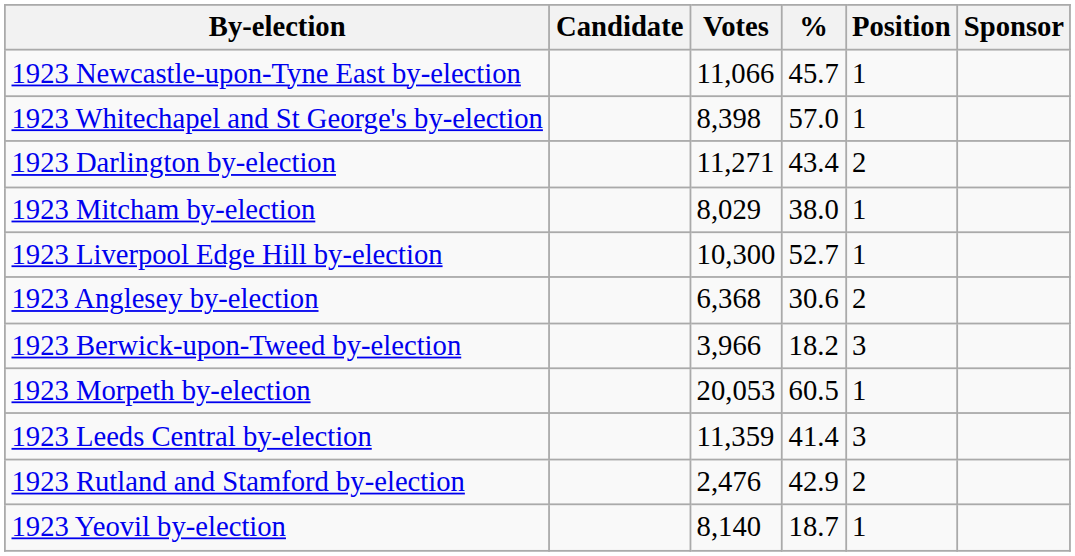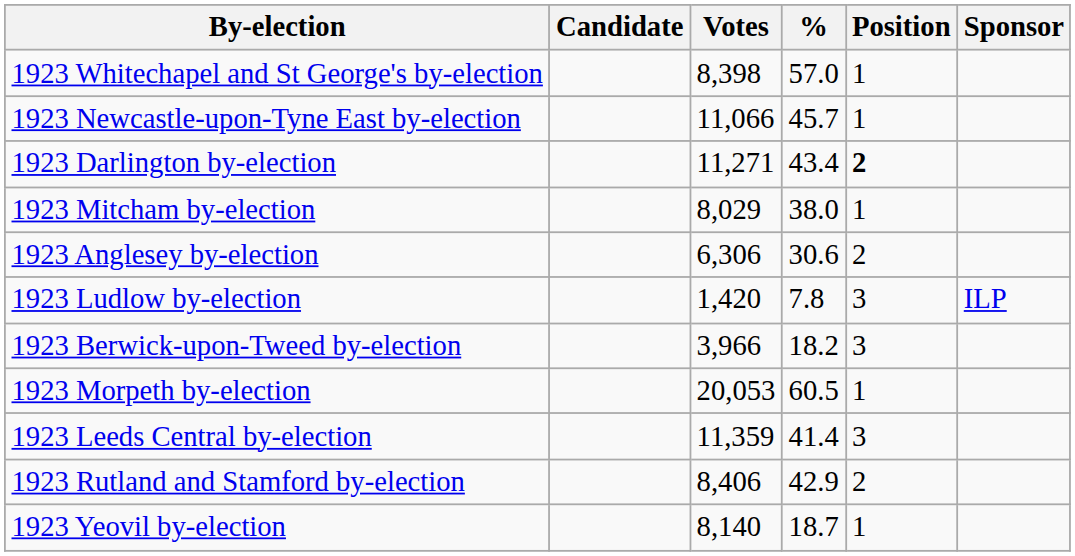rows swapped: (266, 72) <-> (277, 118)
(859, 163) normal -> (859, 163) bold
- row: (227, 254)
(729, 299) 6,368 -> (729, 254) 6,306
+ row: (156, 299)
(729, 481) 2,476 -> (729, 481) 8,406
